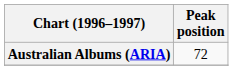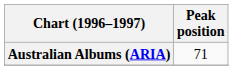(201, 53) 72 -> (201, 53) 71
